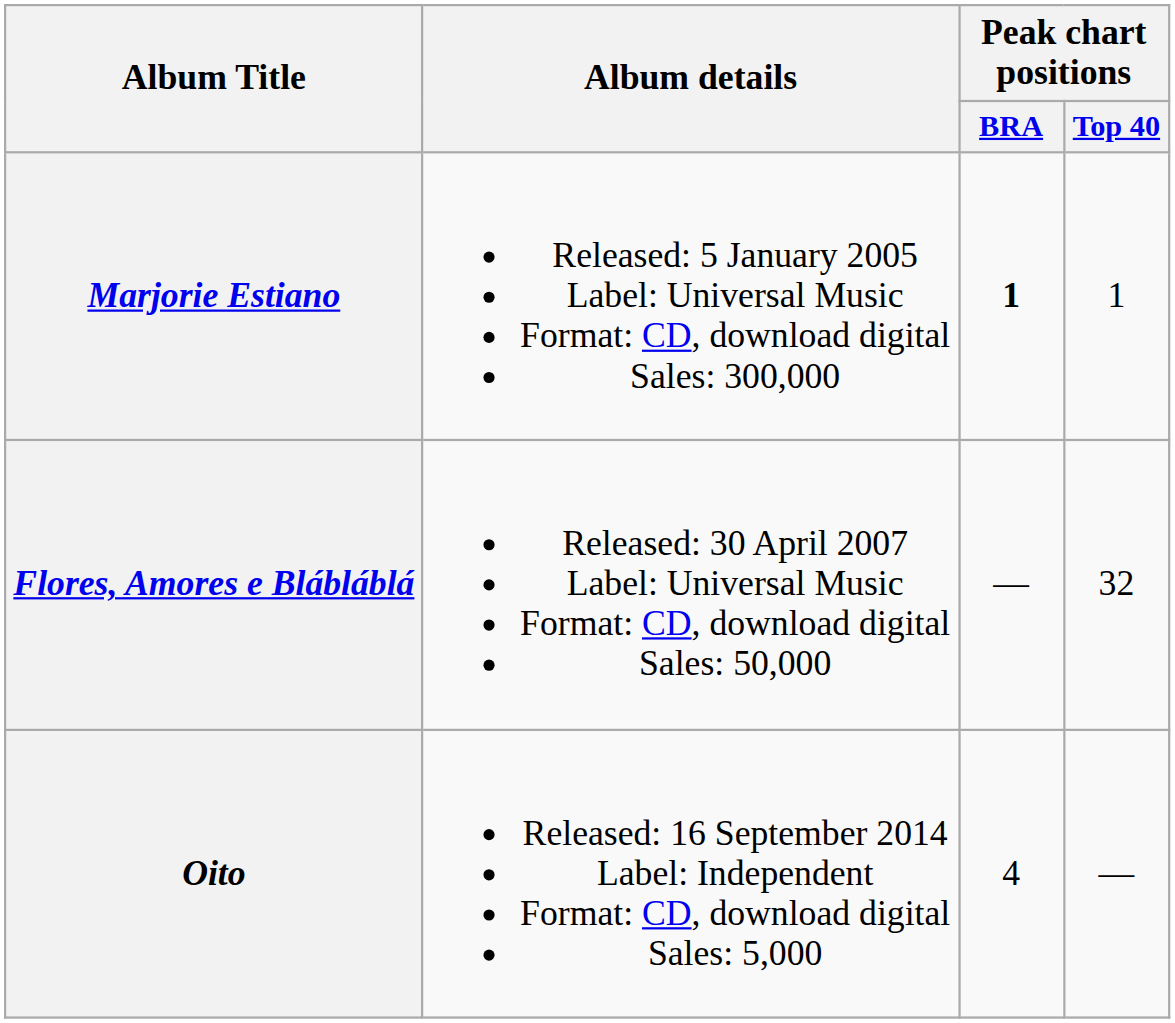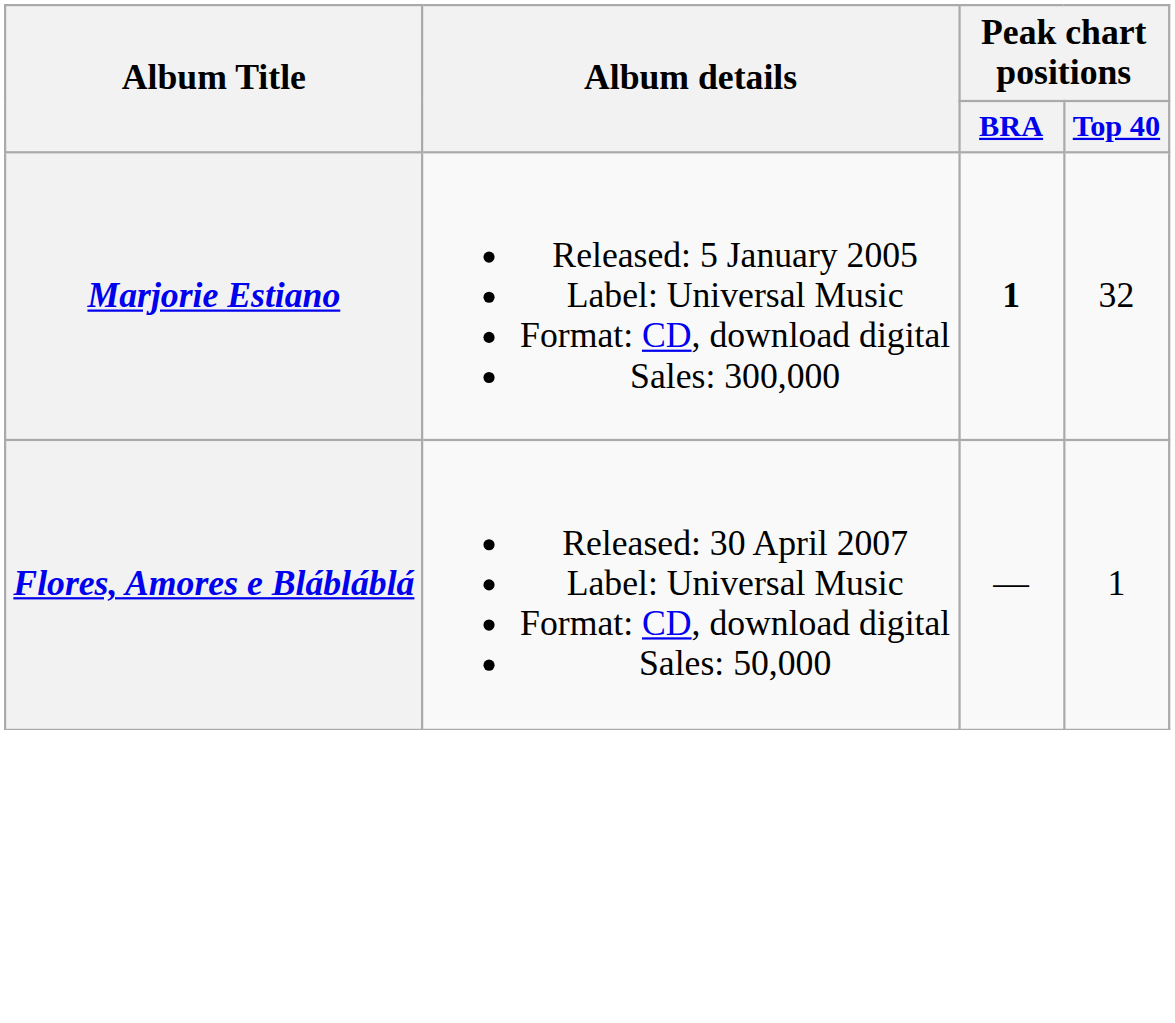(1116, 295) 1 -> (1116, 295) 32
(1116, 584) 32 -> (1116, 584) 1
- row: (214, 872)
